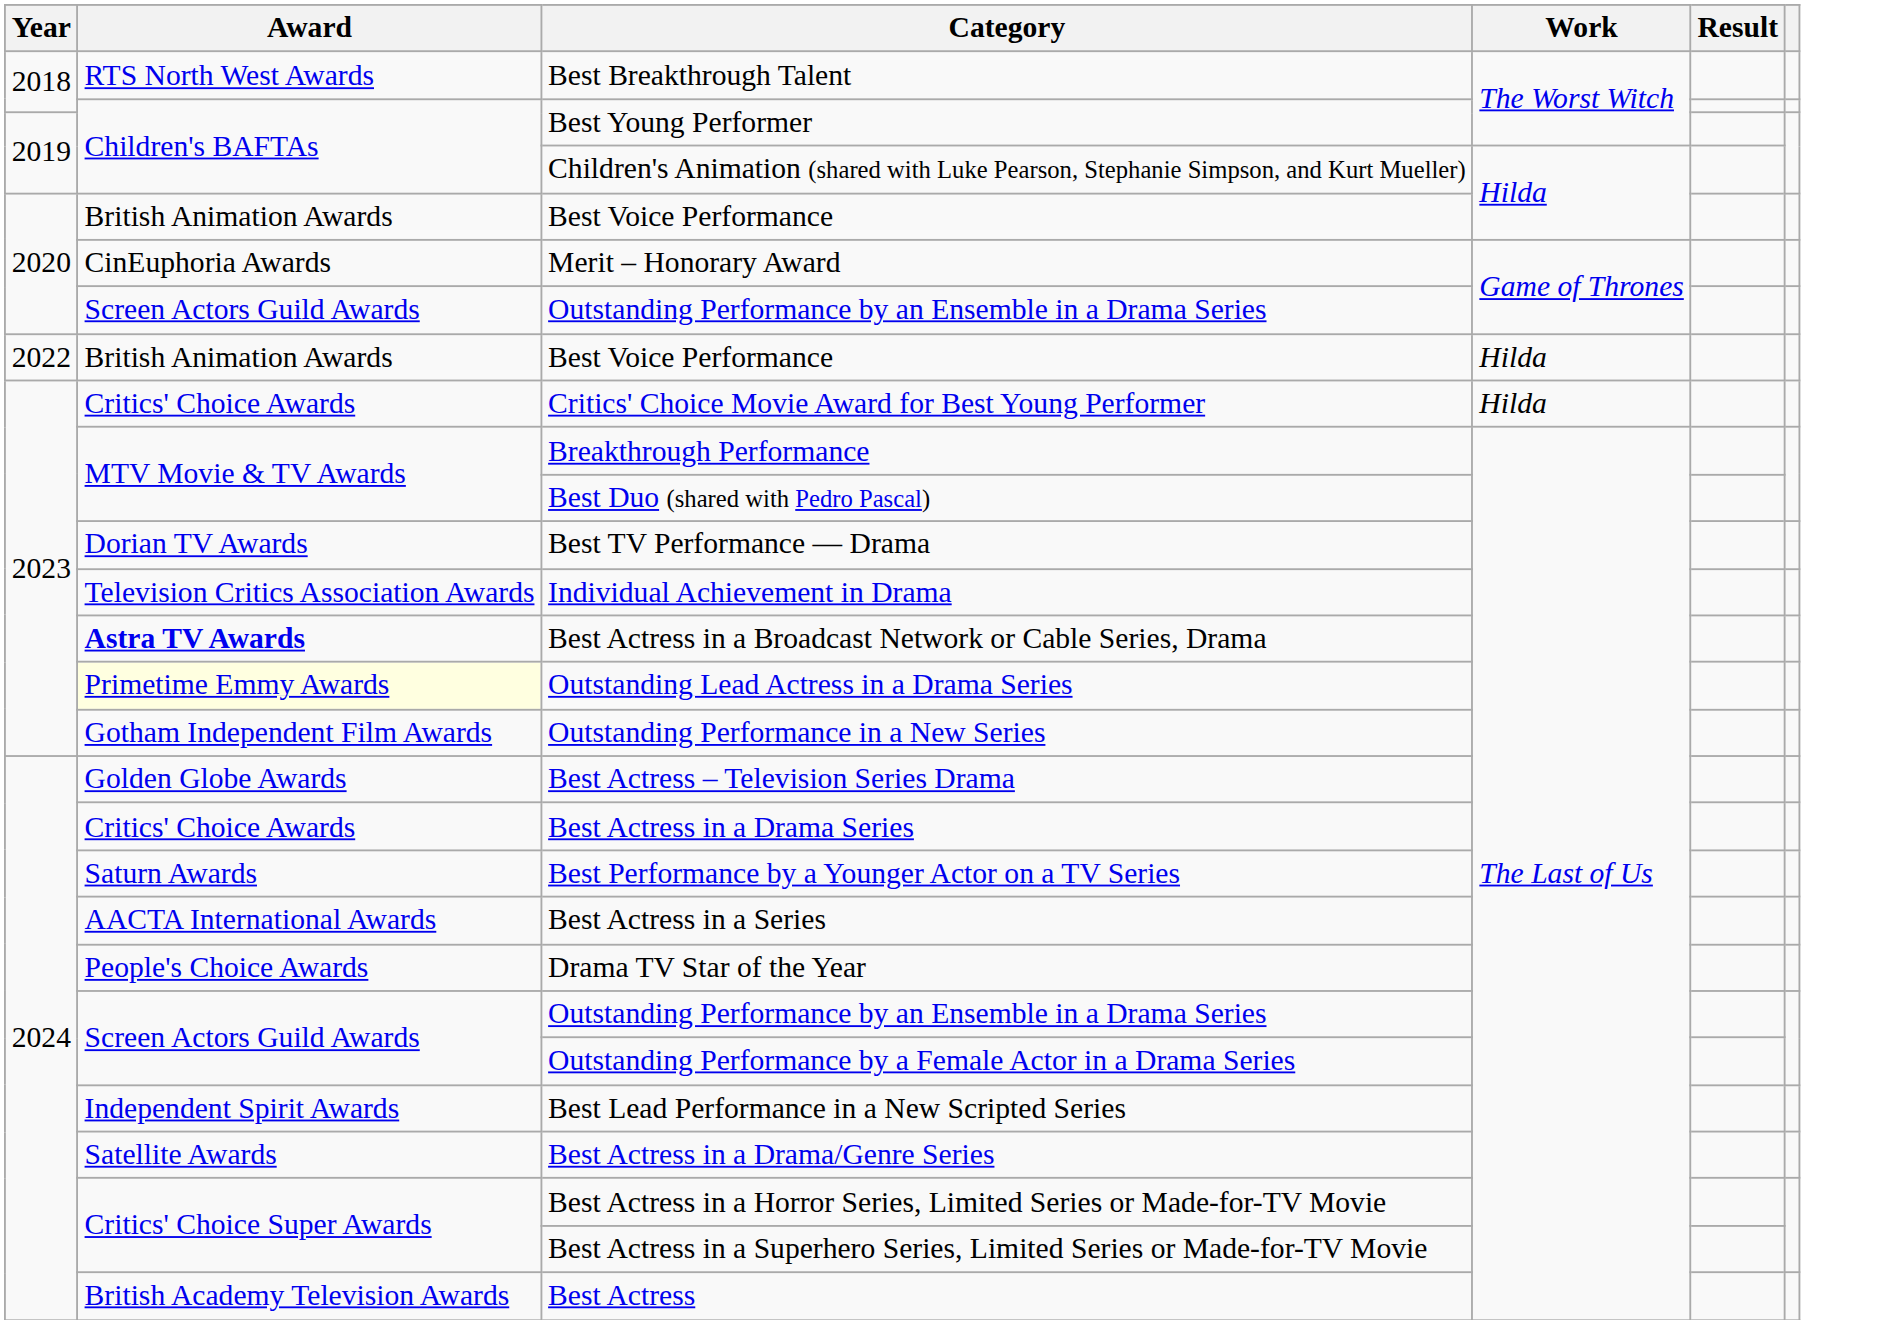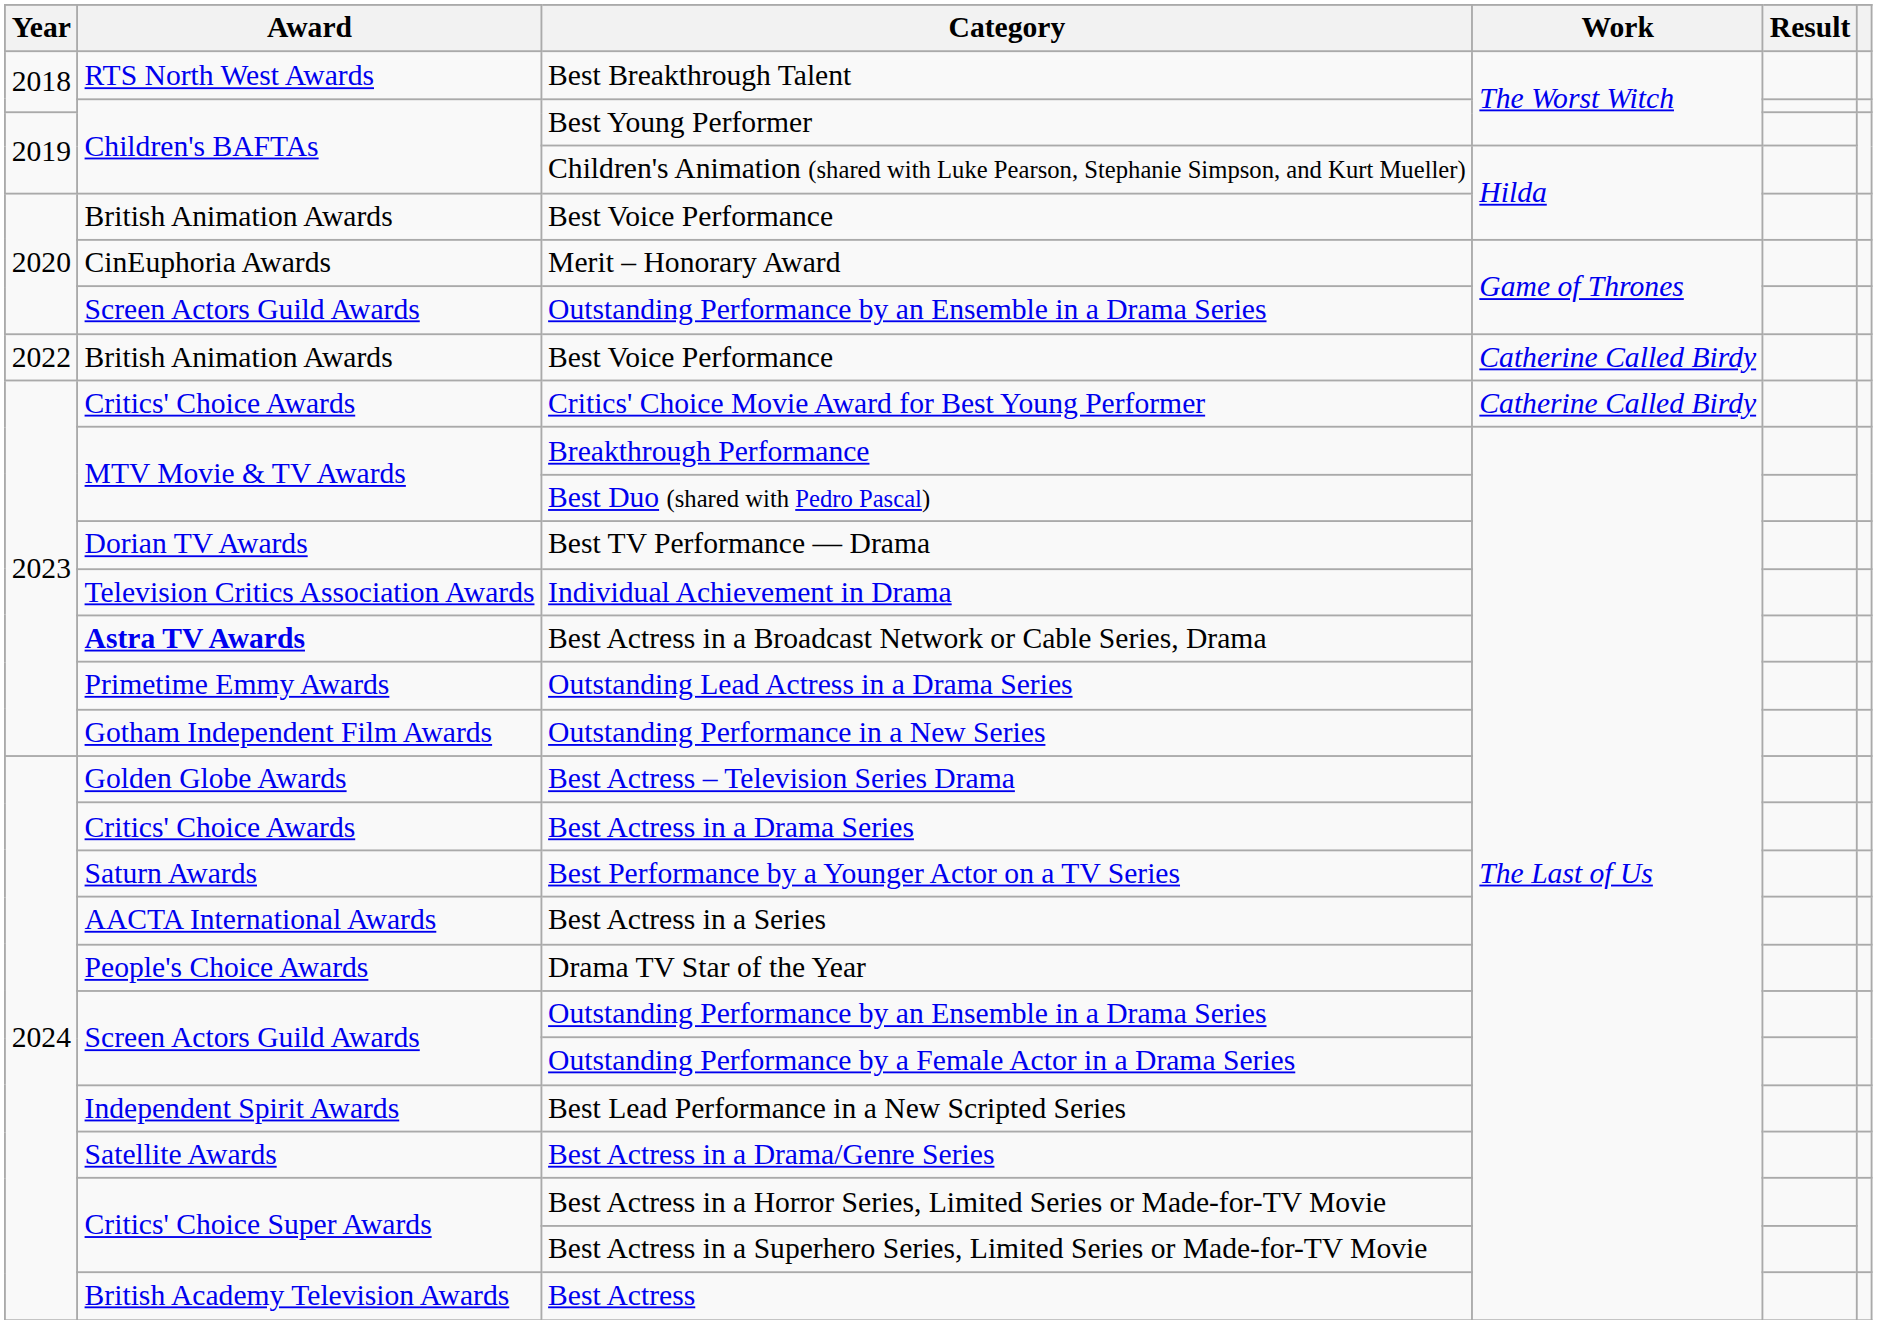(1513, 356) Hilda -> (1618, 356) Catherine Called Birdy
(1513, 403) Hilda -> (1618, 403) Catherine Called Birdy
(237, 685) lightyellow background -> (237, 685) no background
